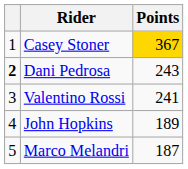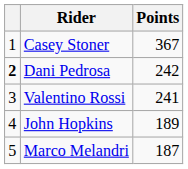(167, 44) gold background -> (167, 44) no background
(167, 71) 243 -> (167, 71) 242
